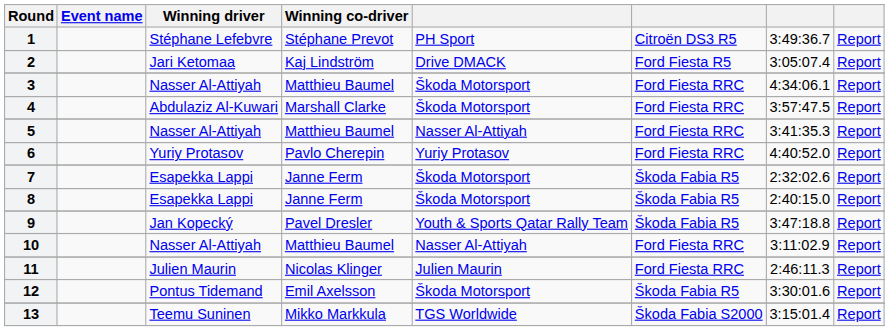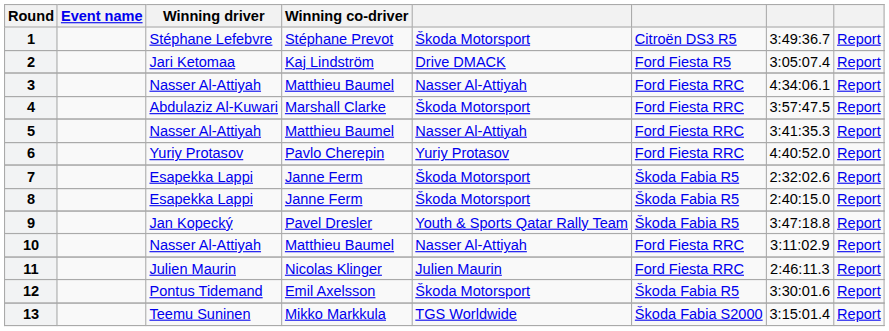(445, 39) PH Sport -> (473, 39) Škoda Motorsport
(473, 84) Škoda Motorsport -> (471, 84) Nasser Al-Attiyah
